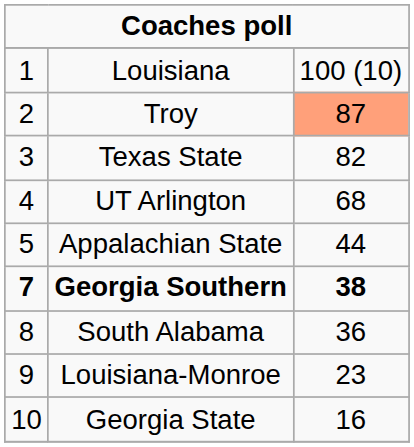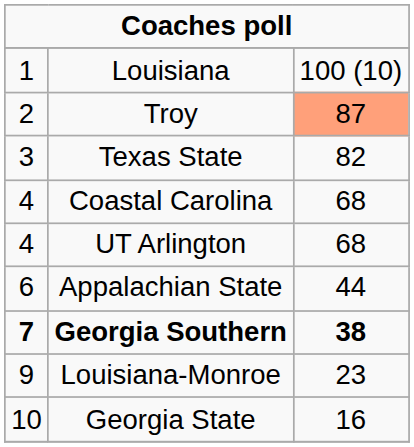+ row: (171, 200)
(26, 244) 5 -> (26, 288) 6
- row: (171, 331)
